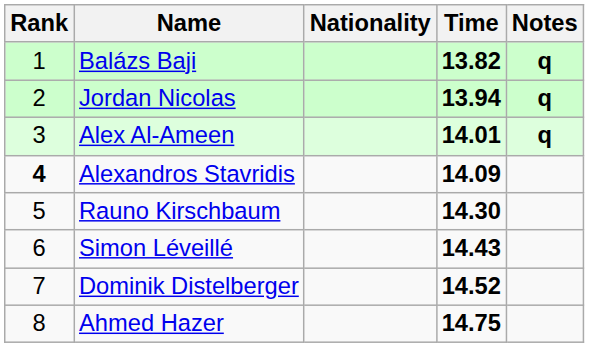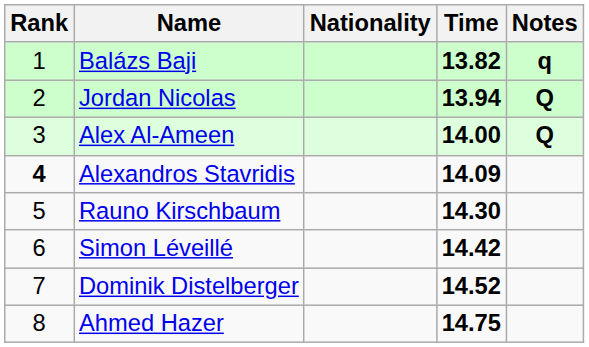(545, 98) q -> (545, 98) Q
(471, 135) 14.01 -> (471, 135) 14.00
(545, 135) q -> (545, 135) Q
(471, 248) 14.43 -> (471, 248) 14.42
